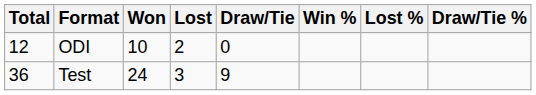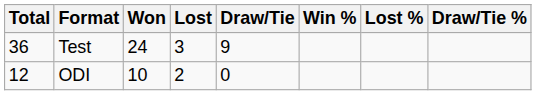rows swapped: (75, 75) <-> (74, 47)
